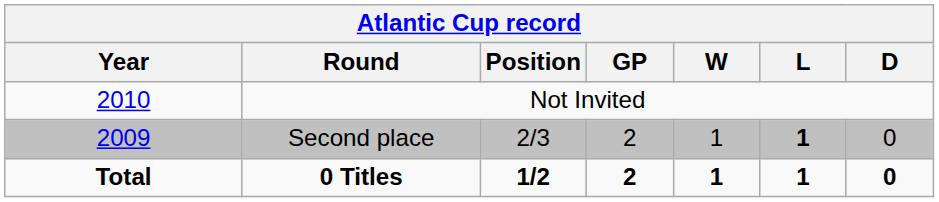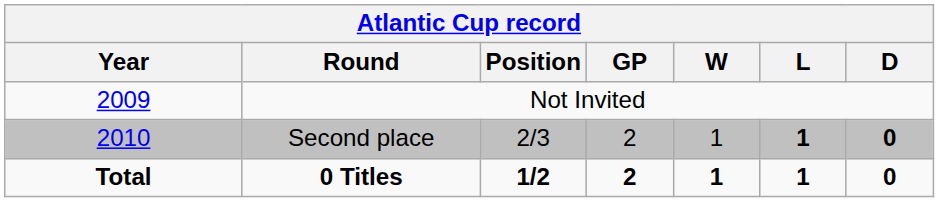(124, 100) 2010 -> (124, 100) 2009
(124, 138) 2009 -> (124, 138) 2010
(890, 138) normal -> (890, 138) bold
